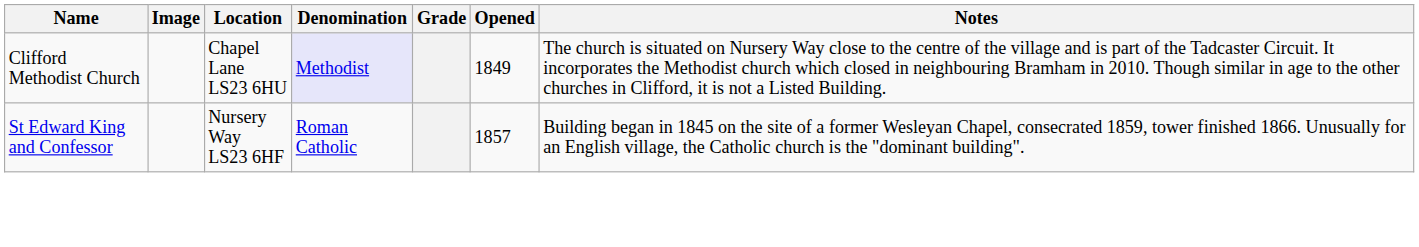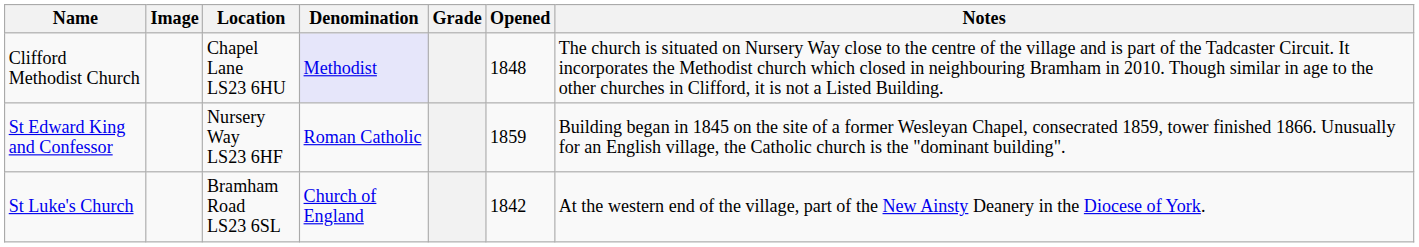(493, 67) 1849 -> (508, 67) 1848
(493, 137) 1857 -> (508, 137) 1859
+ row: (71, 206)
